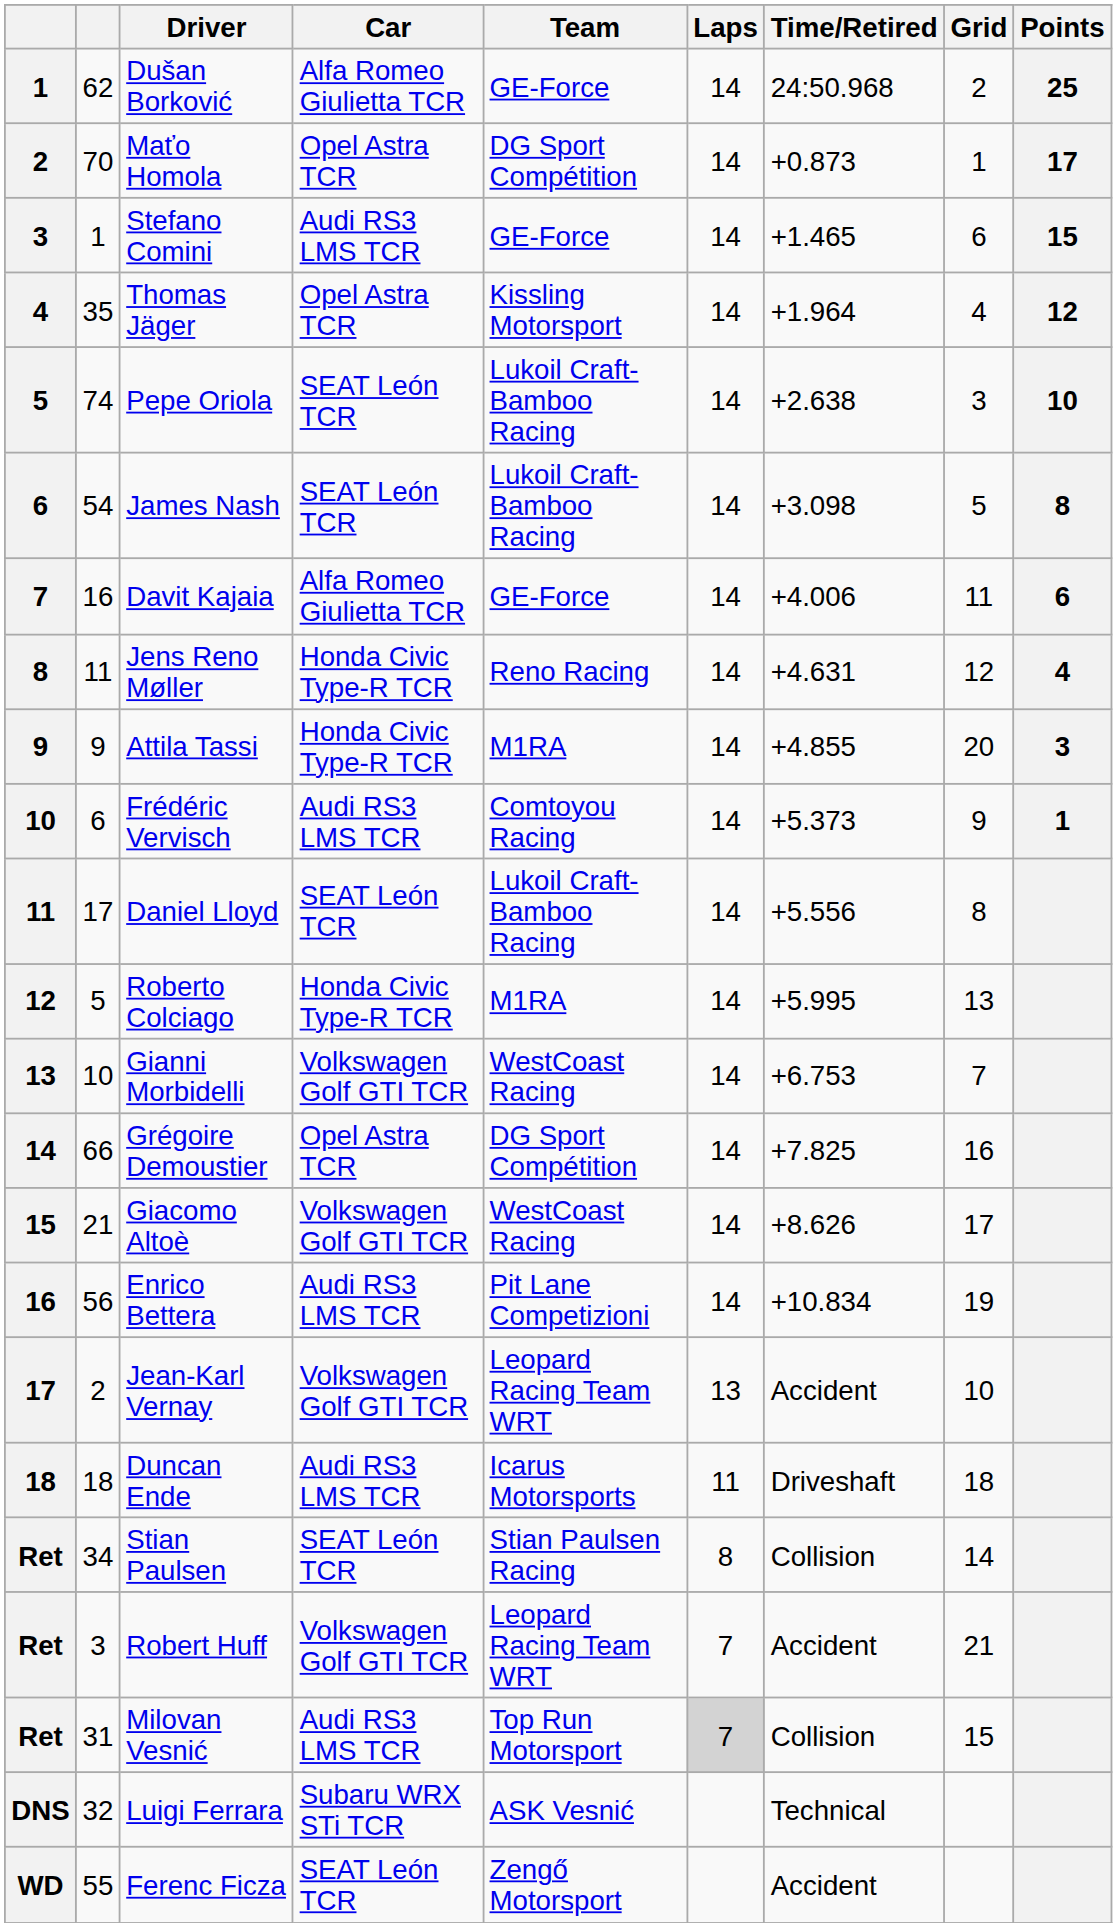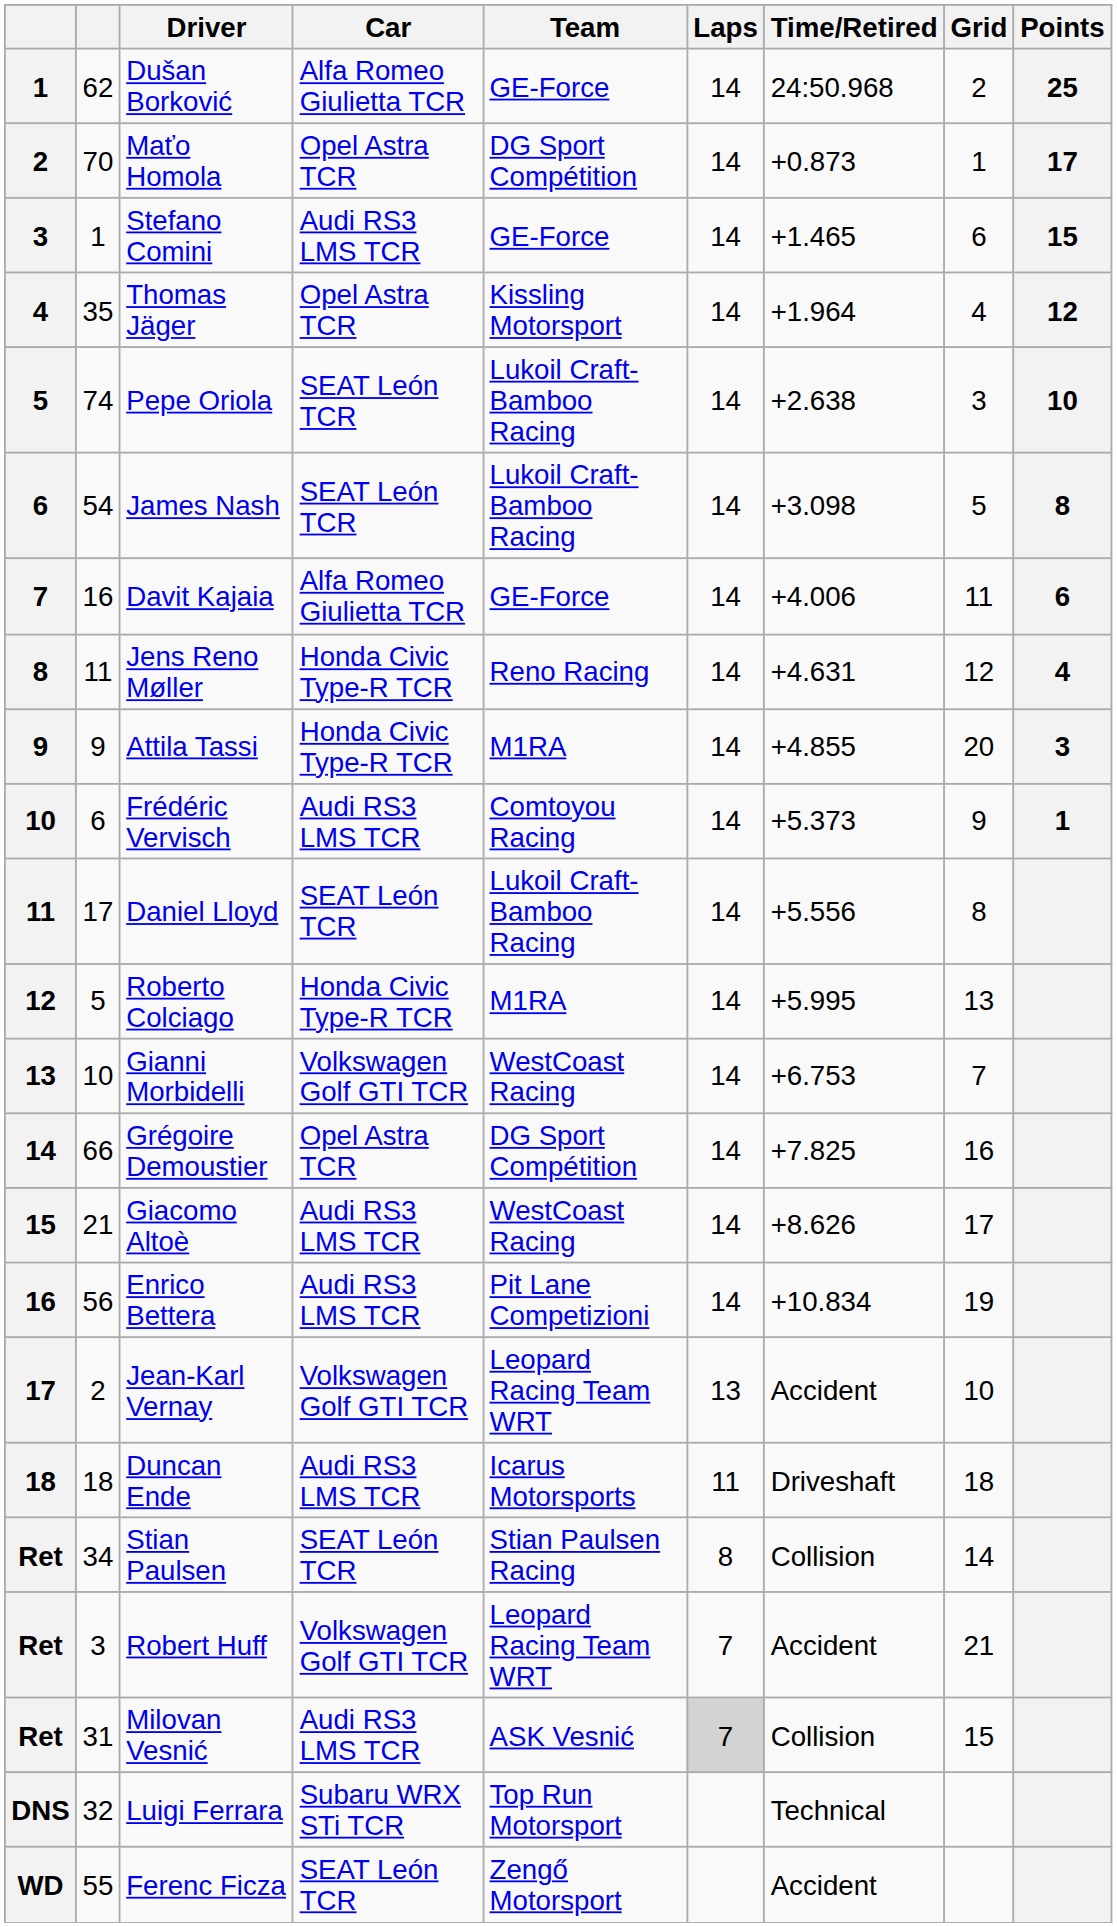(384, 1225) Volkswagen Golf GTI TCR -> (360, 1225) Audi RS3 LMS TCR
(556, 1736) Top Run Motorsport -> (562, 1736) ASK Vesnić
(562, 1810) ASK Vesnić -> (556, 1810) Top Run Motorsport
